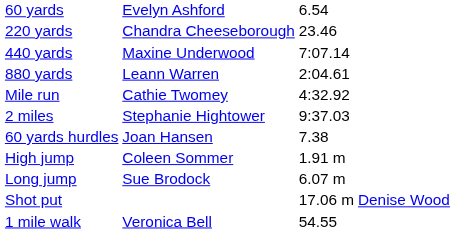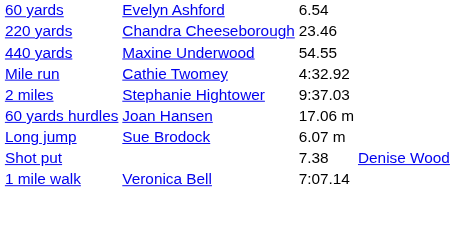(324, 52) 7:07.14 -> (318, 52) 54.55
- row: (39, 73)
(314, 137) 7.38 -> (326, 116) 17.06 m
- row: (39, 158)
(326, 200) 17.06 m -> (314, 158) 7.38
(318, 221) 54.55 -> (324, 179) 7:07.14
